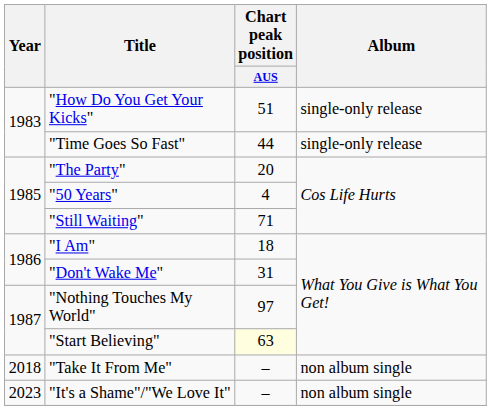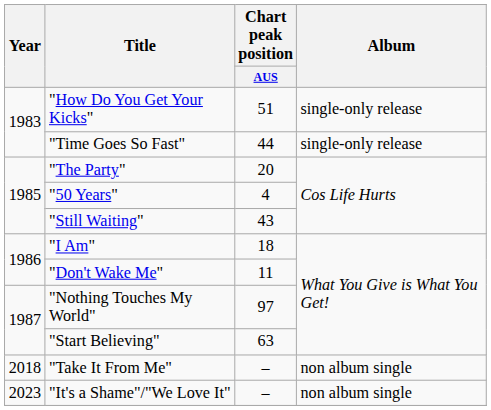(266, 220) 71 -> (266, 220) 43
(266, 272) 31 -> (266, 272) 11
(266, 341) lightyellow background -> (266, 341) no background
